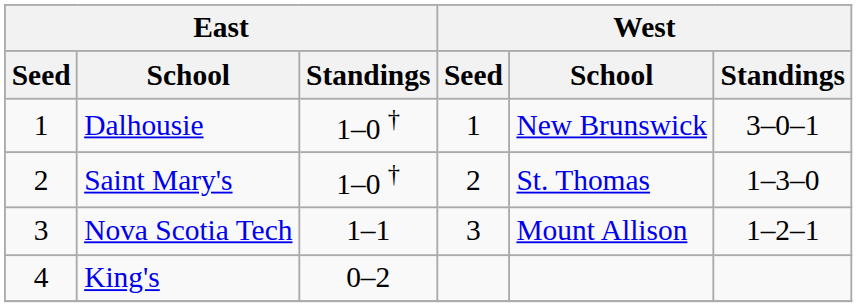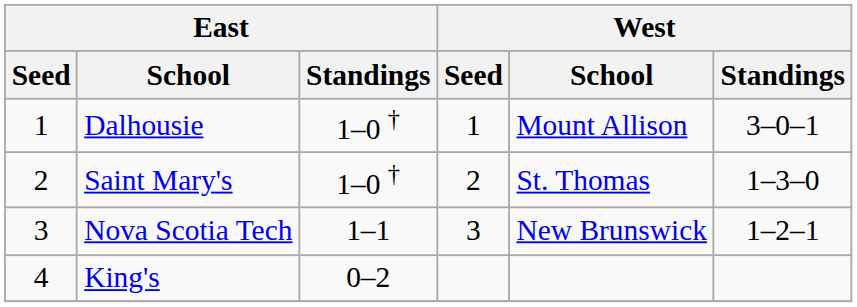(612, 125) New Brunswick -> (602, 125) Mount Allison
(602, 230) Mount Allison -> (612, 230) New Brunswick
